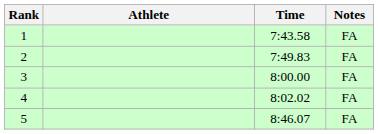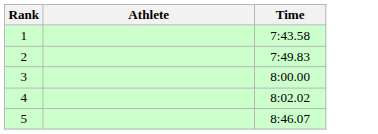- column: (349, 14)
